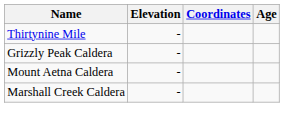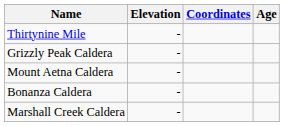+ row: (49, 92)
